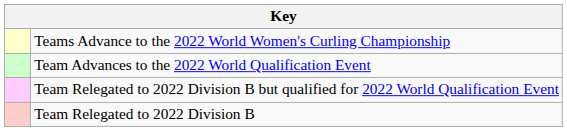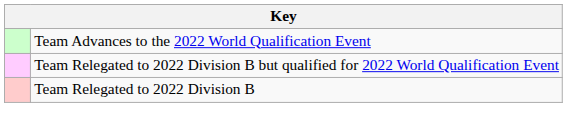- row: (242, 41)
